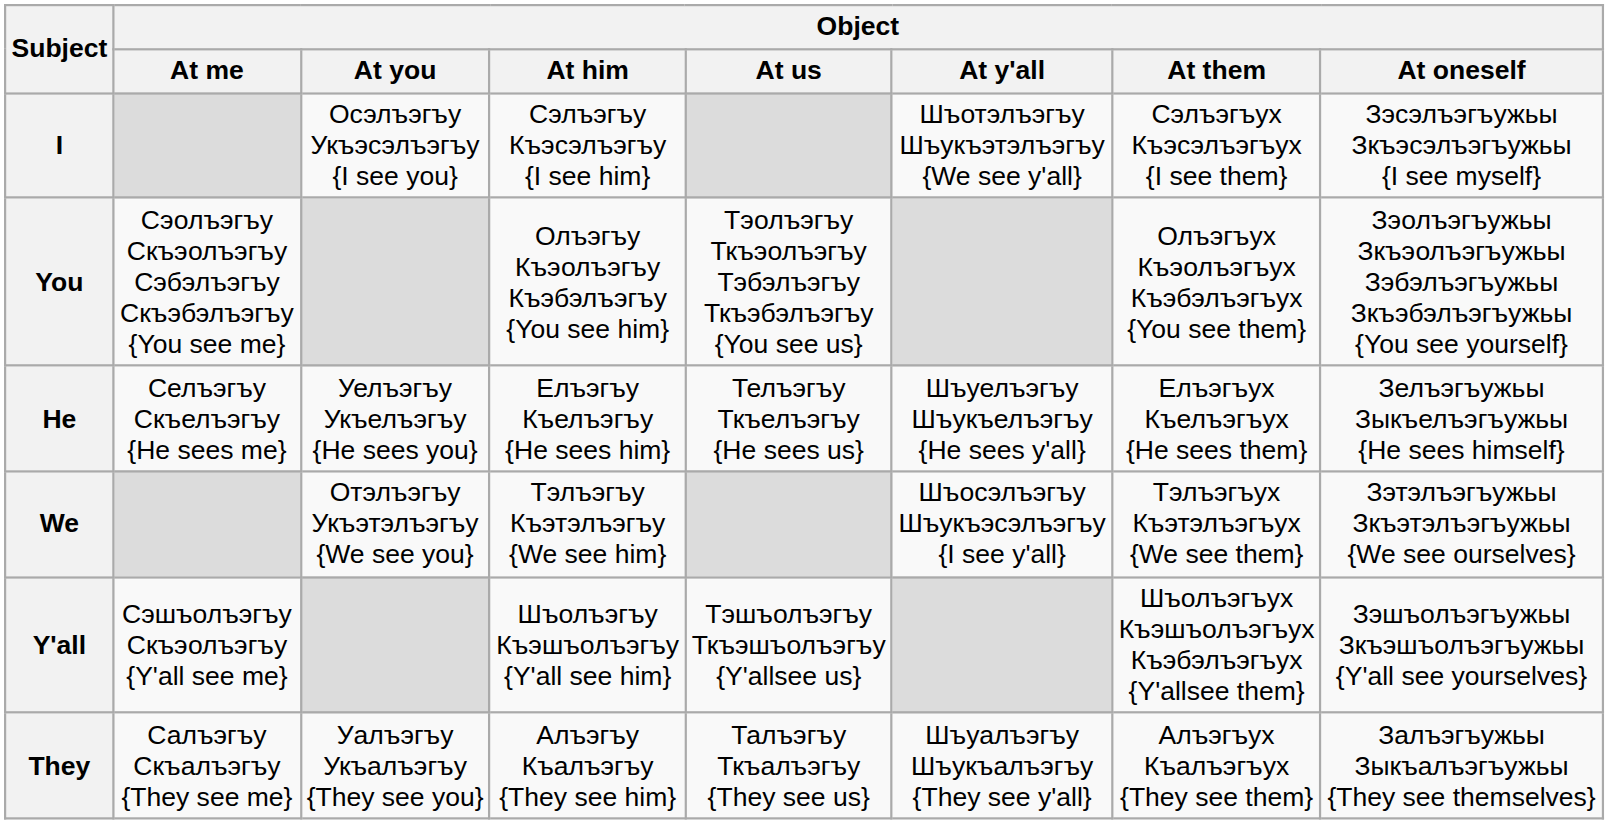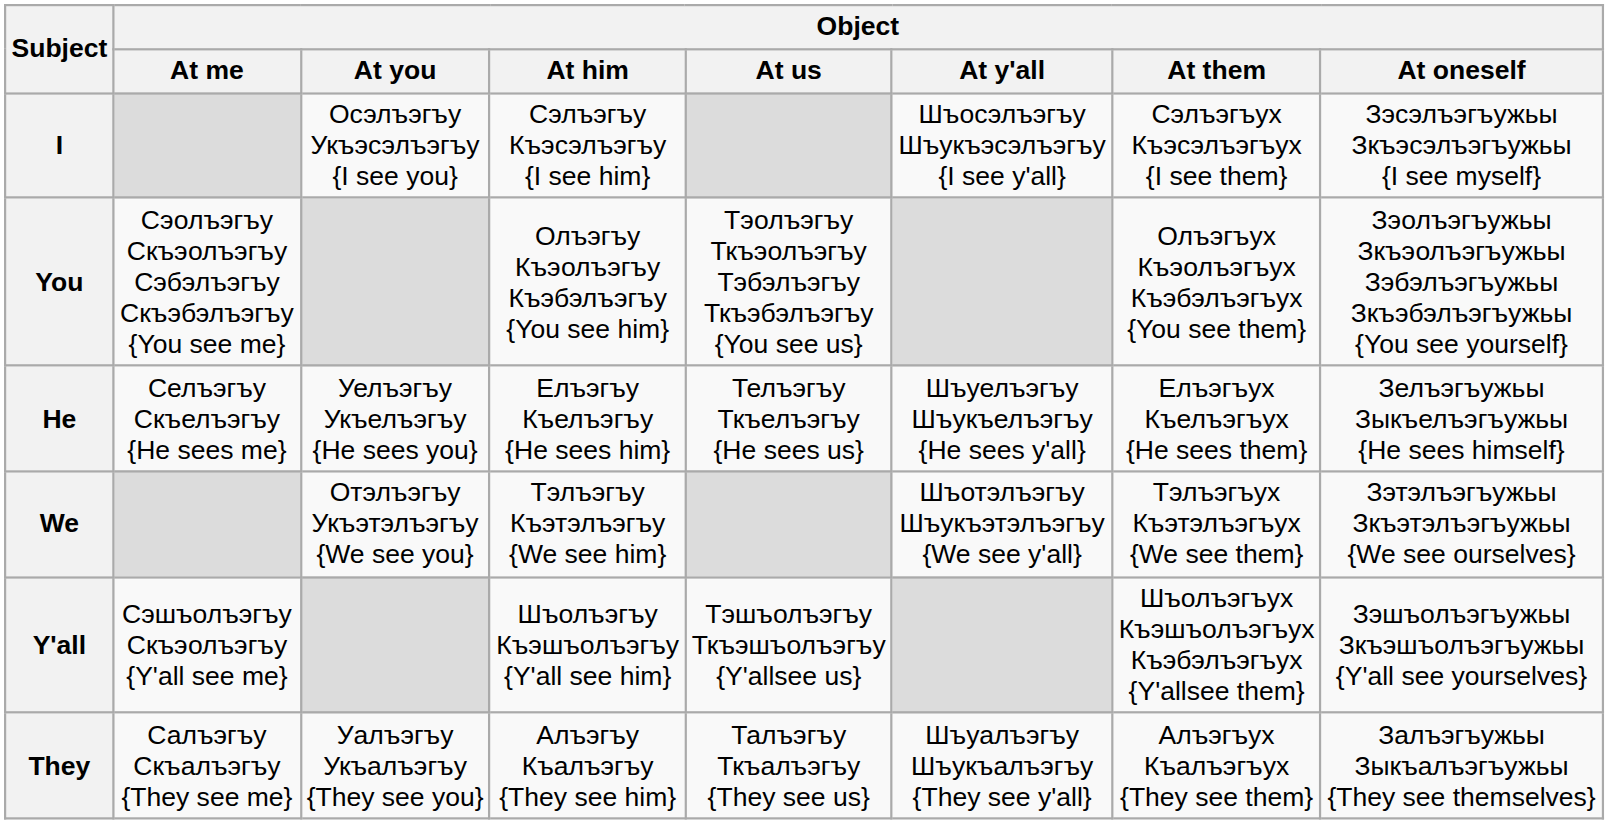(1002, 145) Шъотэлъэгъу Шъукъэтэлъэгъу {We see y'all} -> (1002, 145) Шъосэлъэгъу Шъукъэсэлъэгъу {I see y'all}
(1002, 524) Шъосэлъэгъу Шъукъэсэлъэгъу {I see y'all} -> (1002, 524) Шъотэлъэгъу Шъукъэтэлъэгъу {We see y'all}
